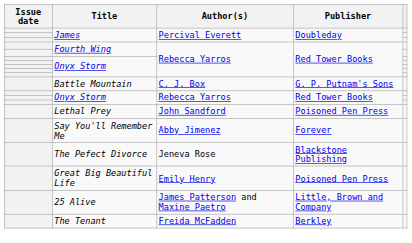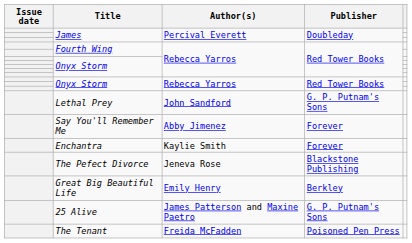- row: (93, 84)
(342, 112) Poisoned Pen Press -> (343, 103) G. P. Putnam's Sons
+ row: (79, 145)
(342, 178) Poisoned Pen Press -> (325, 188) Berkley
(339, 202) Little, Brown and Company -> (343, 212) G. P. Putnam's Sons
(313, 221) Berkley -> (353, 231) Poisoned Pen Press
